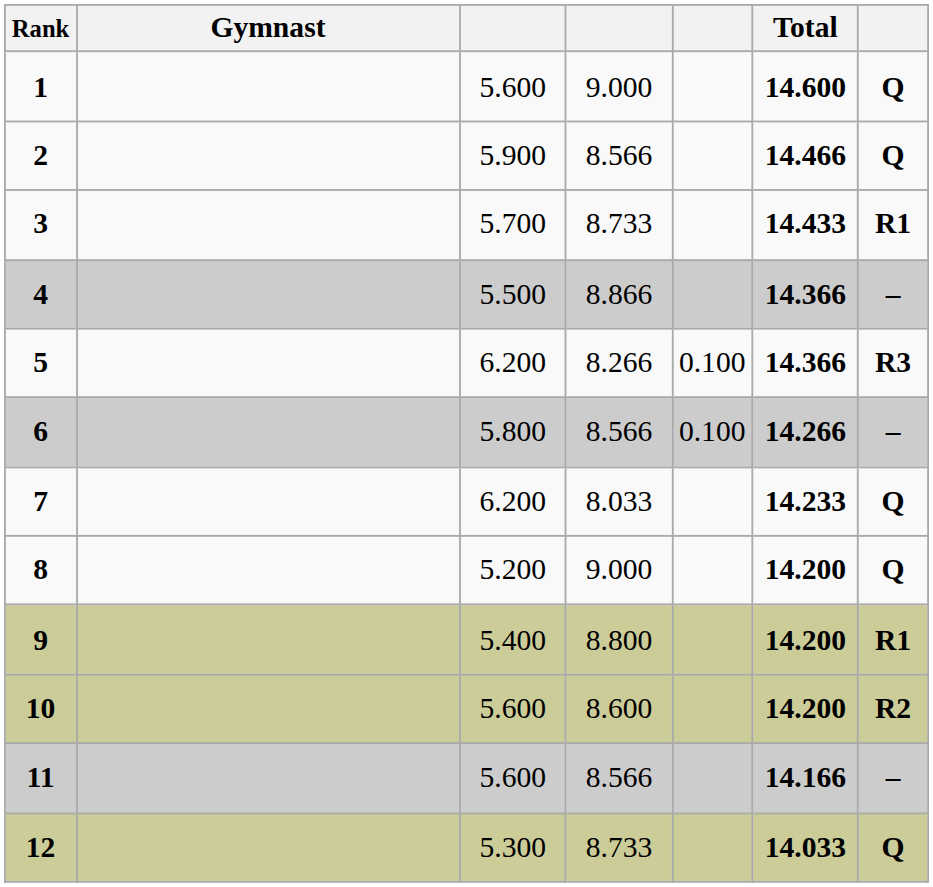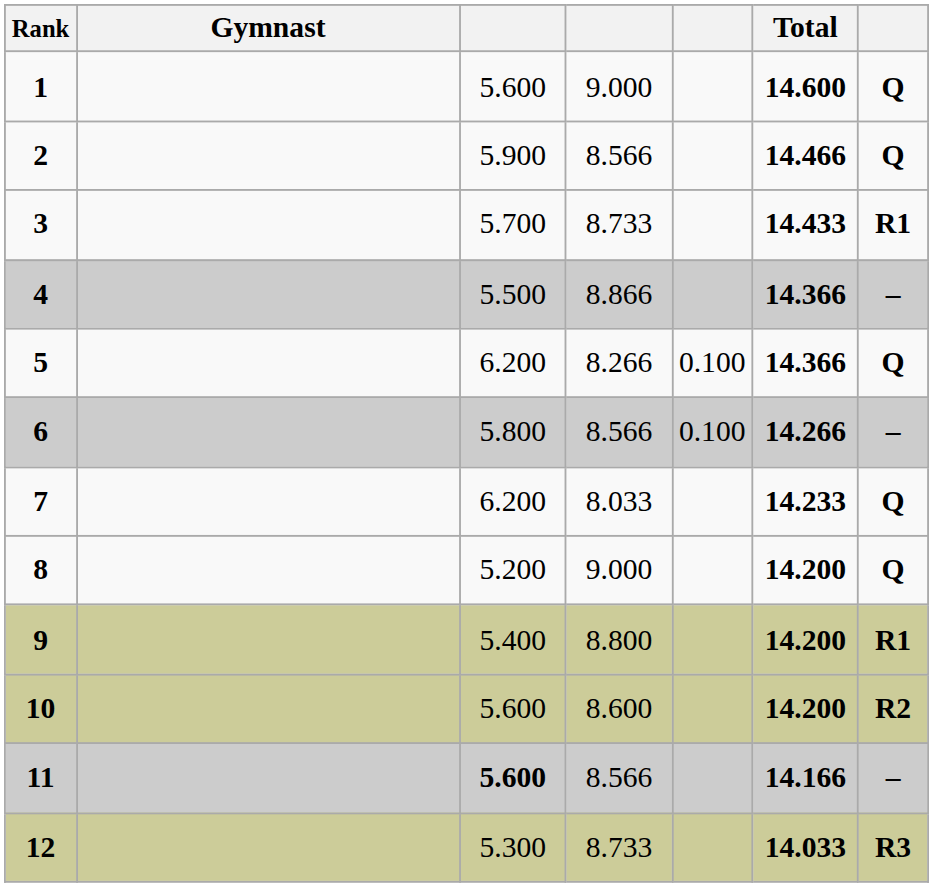(893, 362) R3 -> (893, 362) Q
(513, 777) normal -> (513, 777) bold
(893, 846) Q -> (893, 846) R3
